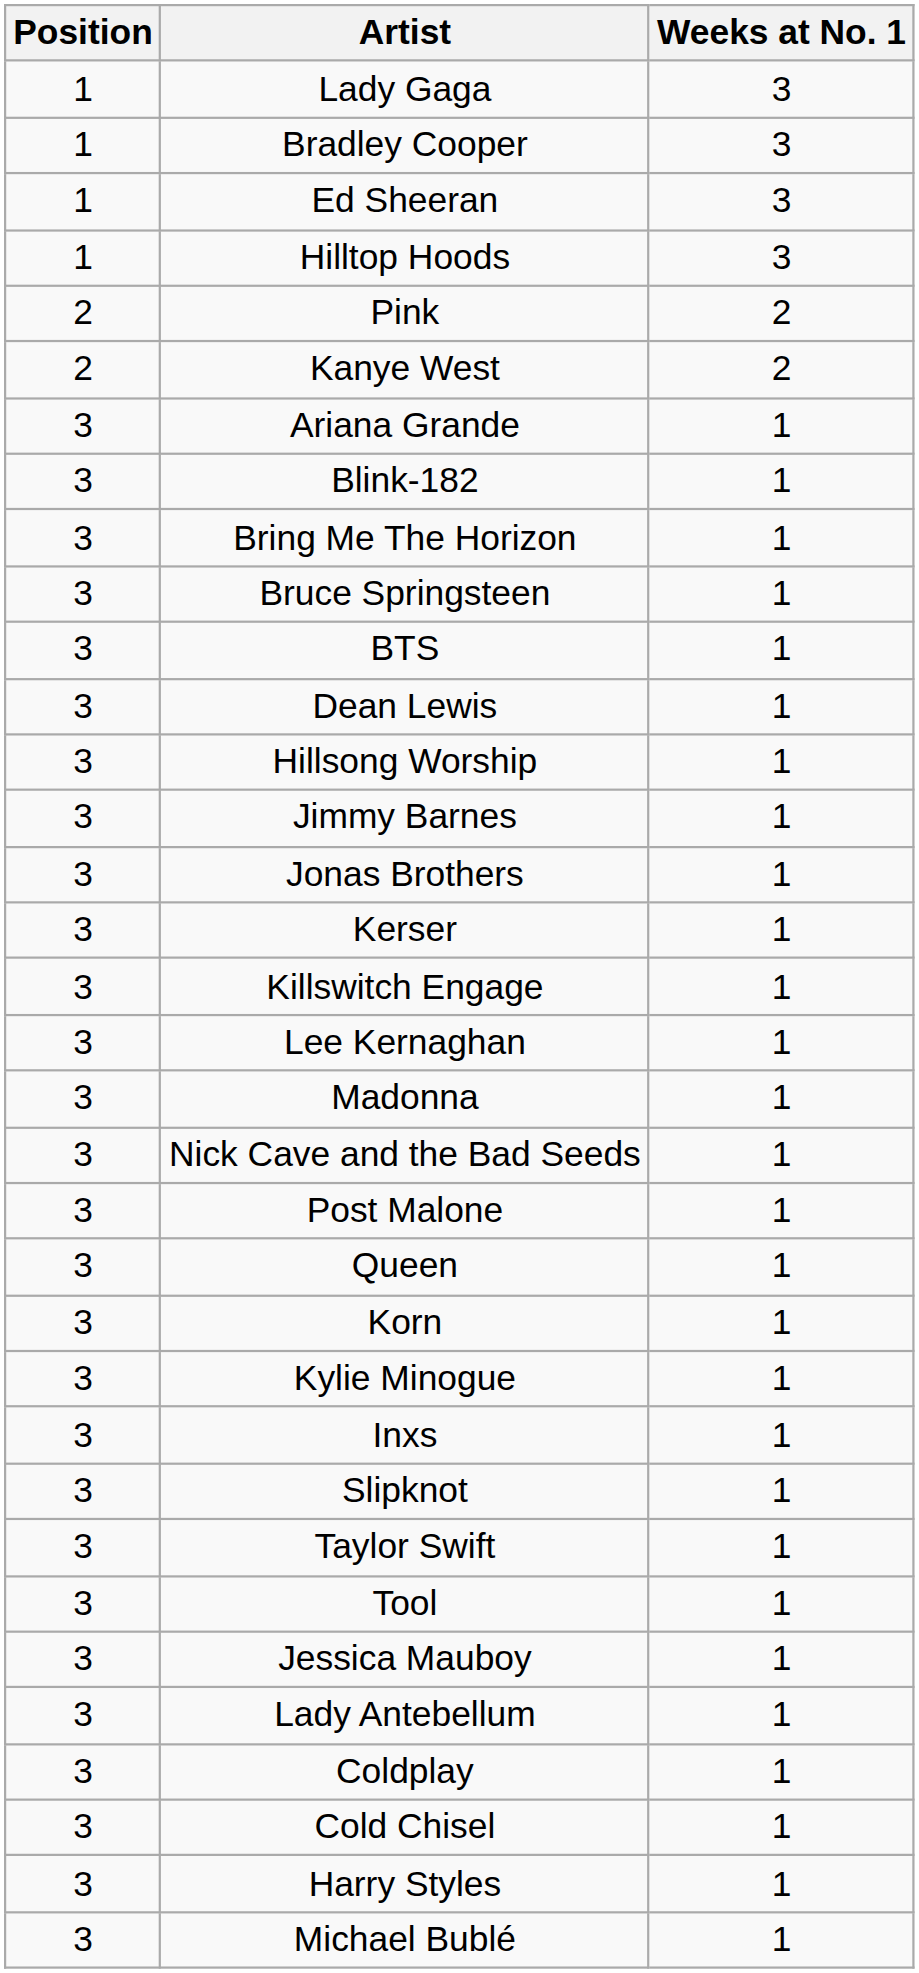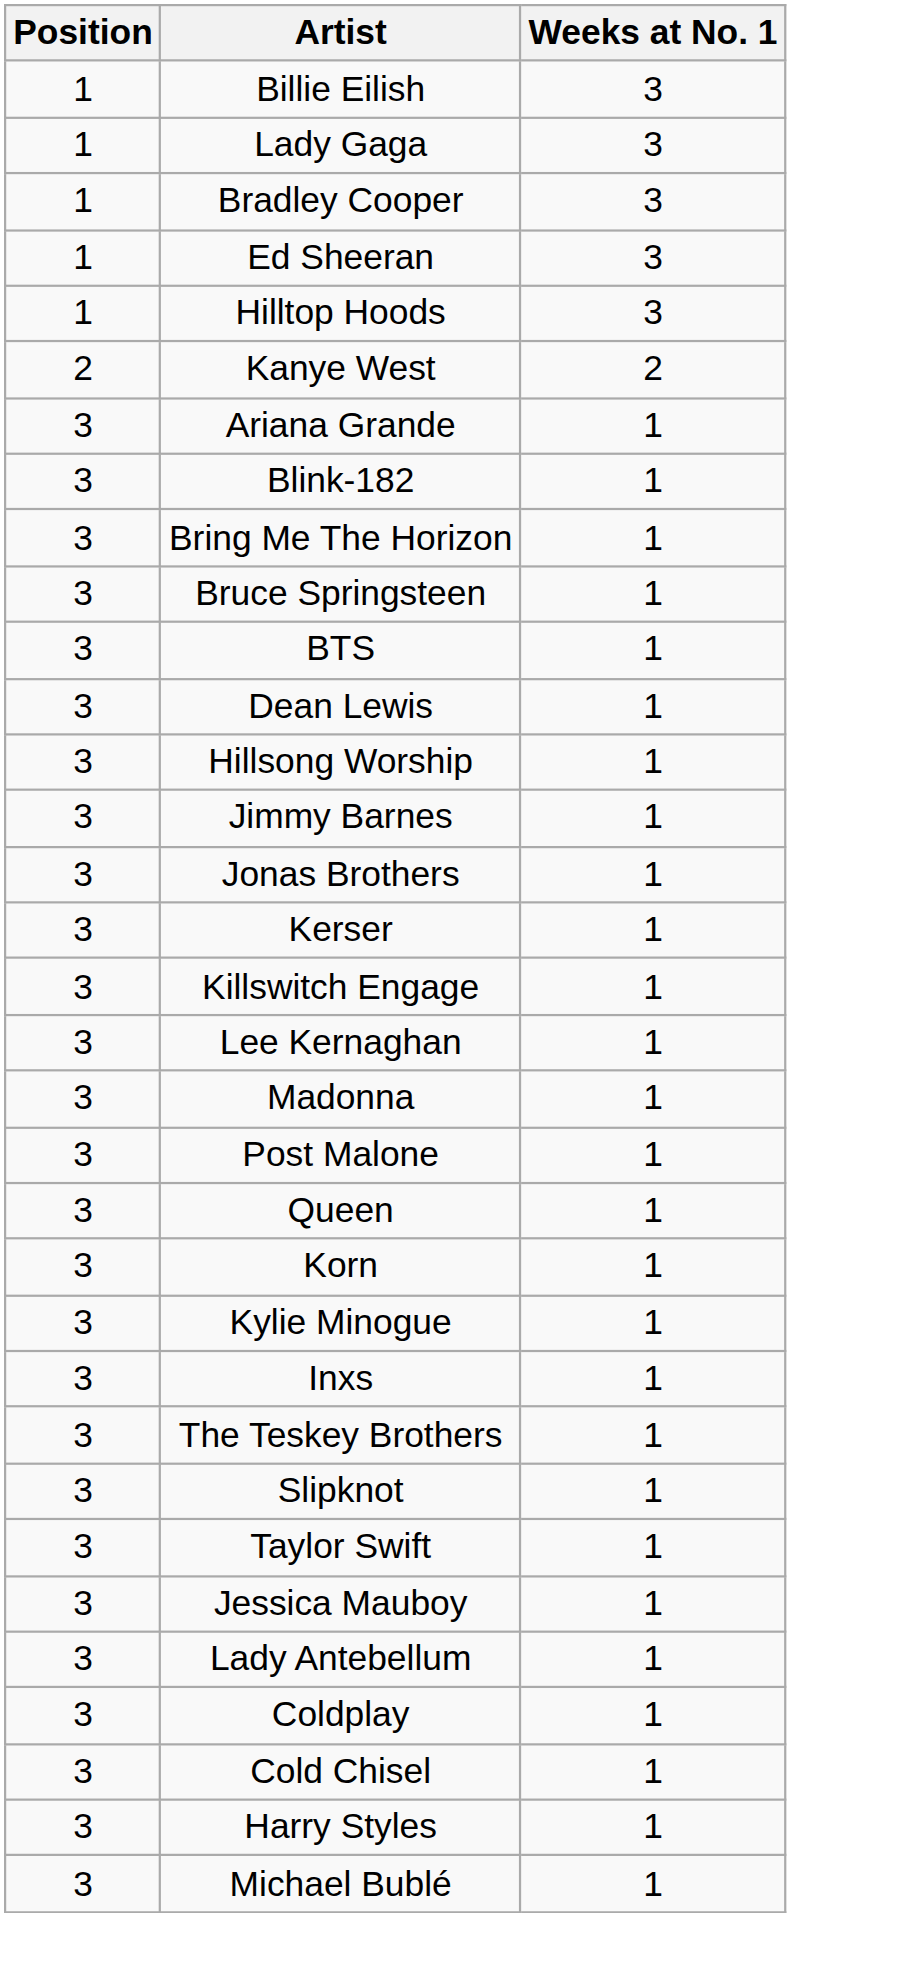+ row: (341, 88)
- row: (405, 312)
- row: (405, 1154)
+ row: (341, 1434)
- row: (405, 1602)
